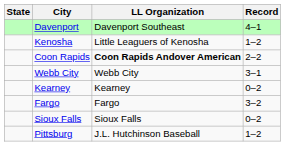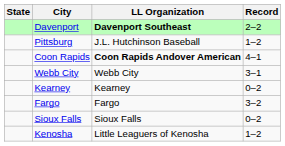(139, 27) normal -> (143, 27) bold
(253, 27) 4–1 -> (253, 27) 2–2
rows swapped: (53, 133) <-> (53, 42)
(253, 57) 2–2 -> (253, 57) 4–1
